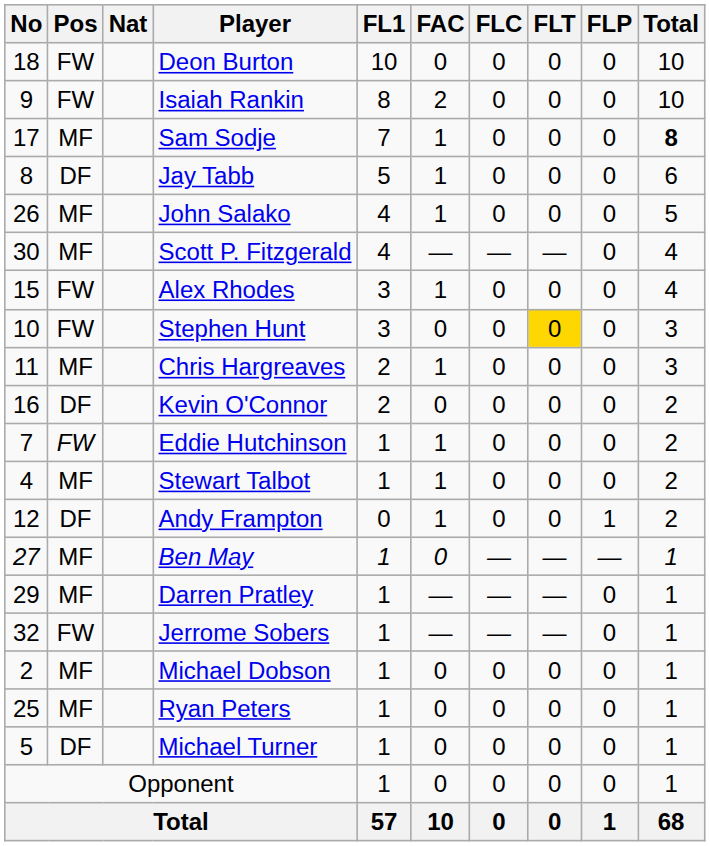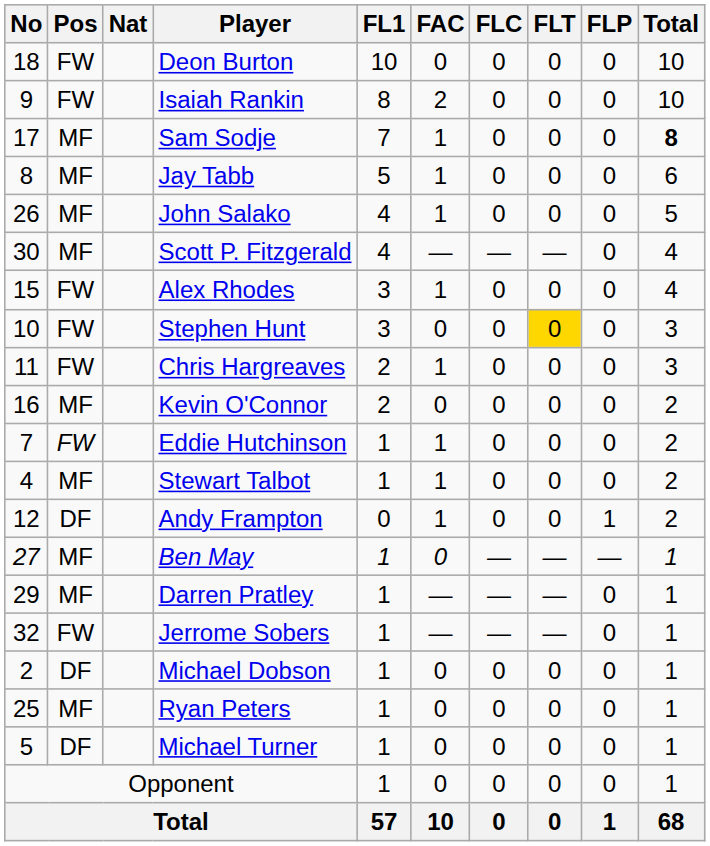(76, 176) DF -> (76, 176) MF
(76, 366) MF -> (76, 366) FW
(76, 404) DF -> (76, 404) MF
(76, 670) MF -> (76, 670) DF
